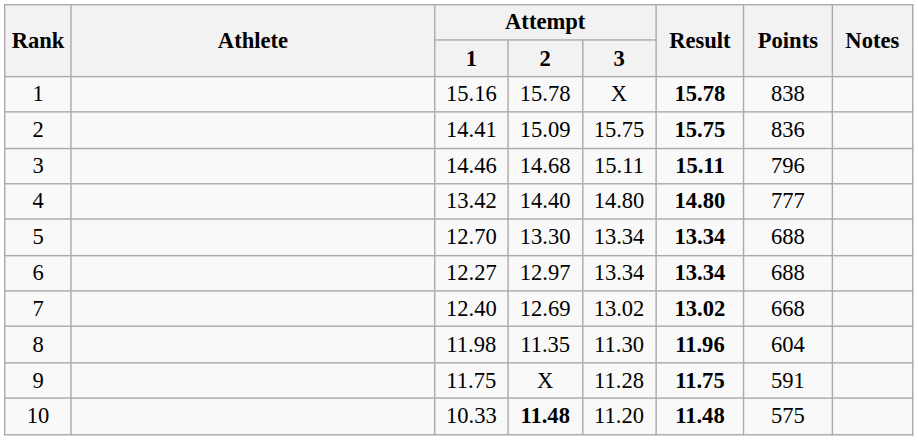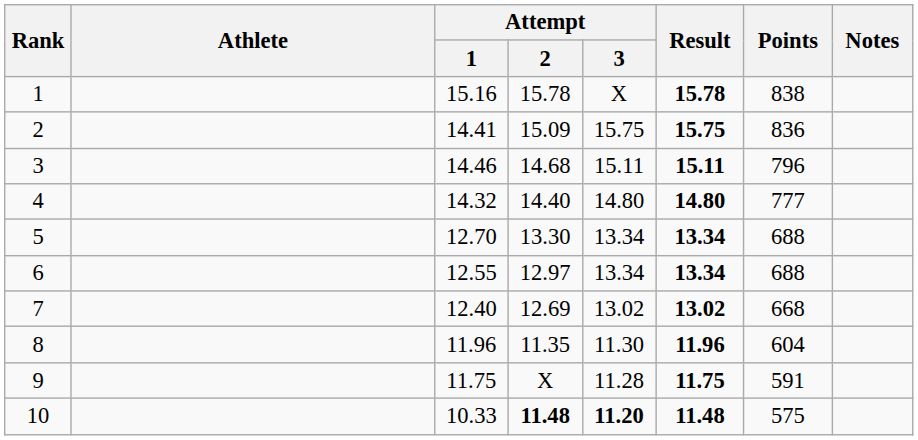(471, 201) 13.42 -> (471, 201) 14.32
(471, 272) 12.27 -> (471, 272) 12.55
(471, 344) 11.98 -> (471, 344) 11.96
(619, 415) normal -> (619, 415) bold
